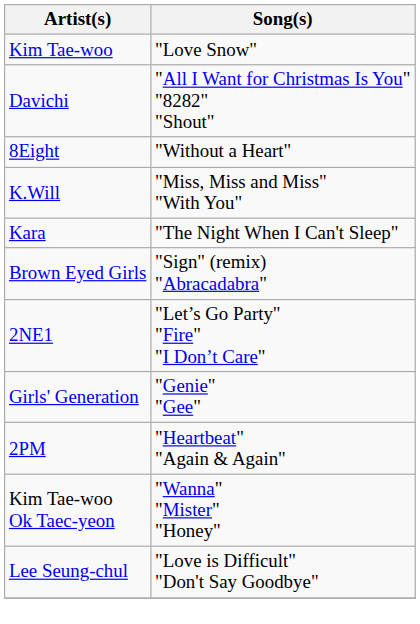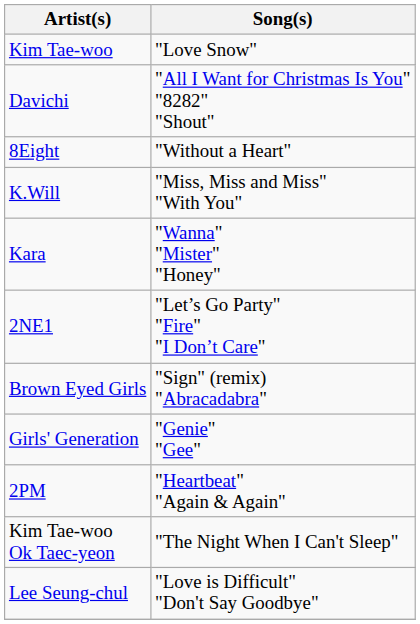(277, 232) "The Night When I Can't Sleep" -> (189, 254) "Wanna" "Mister" "Honey"
rows swapped: (78, 273) <-> (31, 335)
(189, 510) "Wanna" "Mister" "Honey" -> (277, 541) "The Night When I Can't Sleep"
